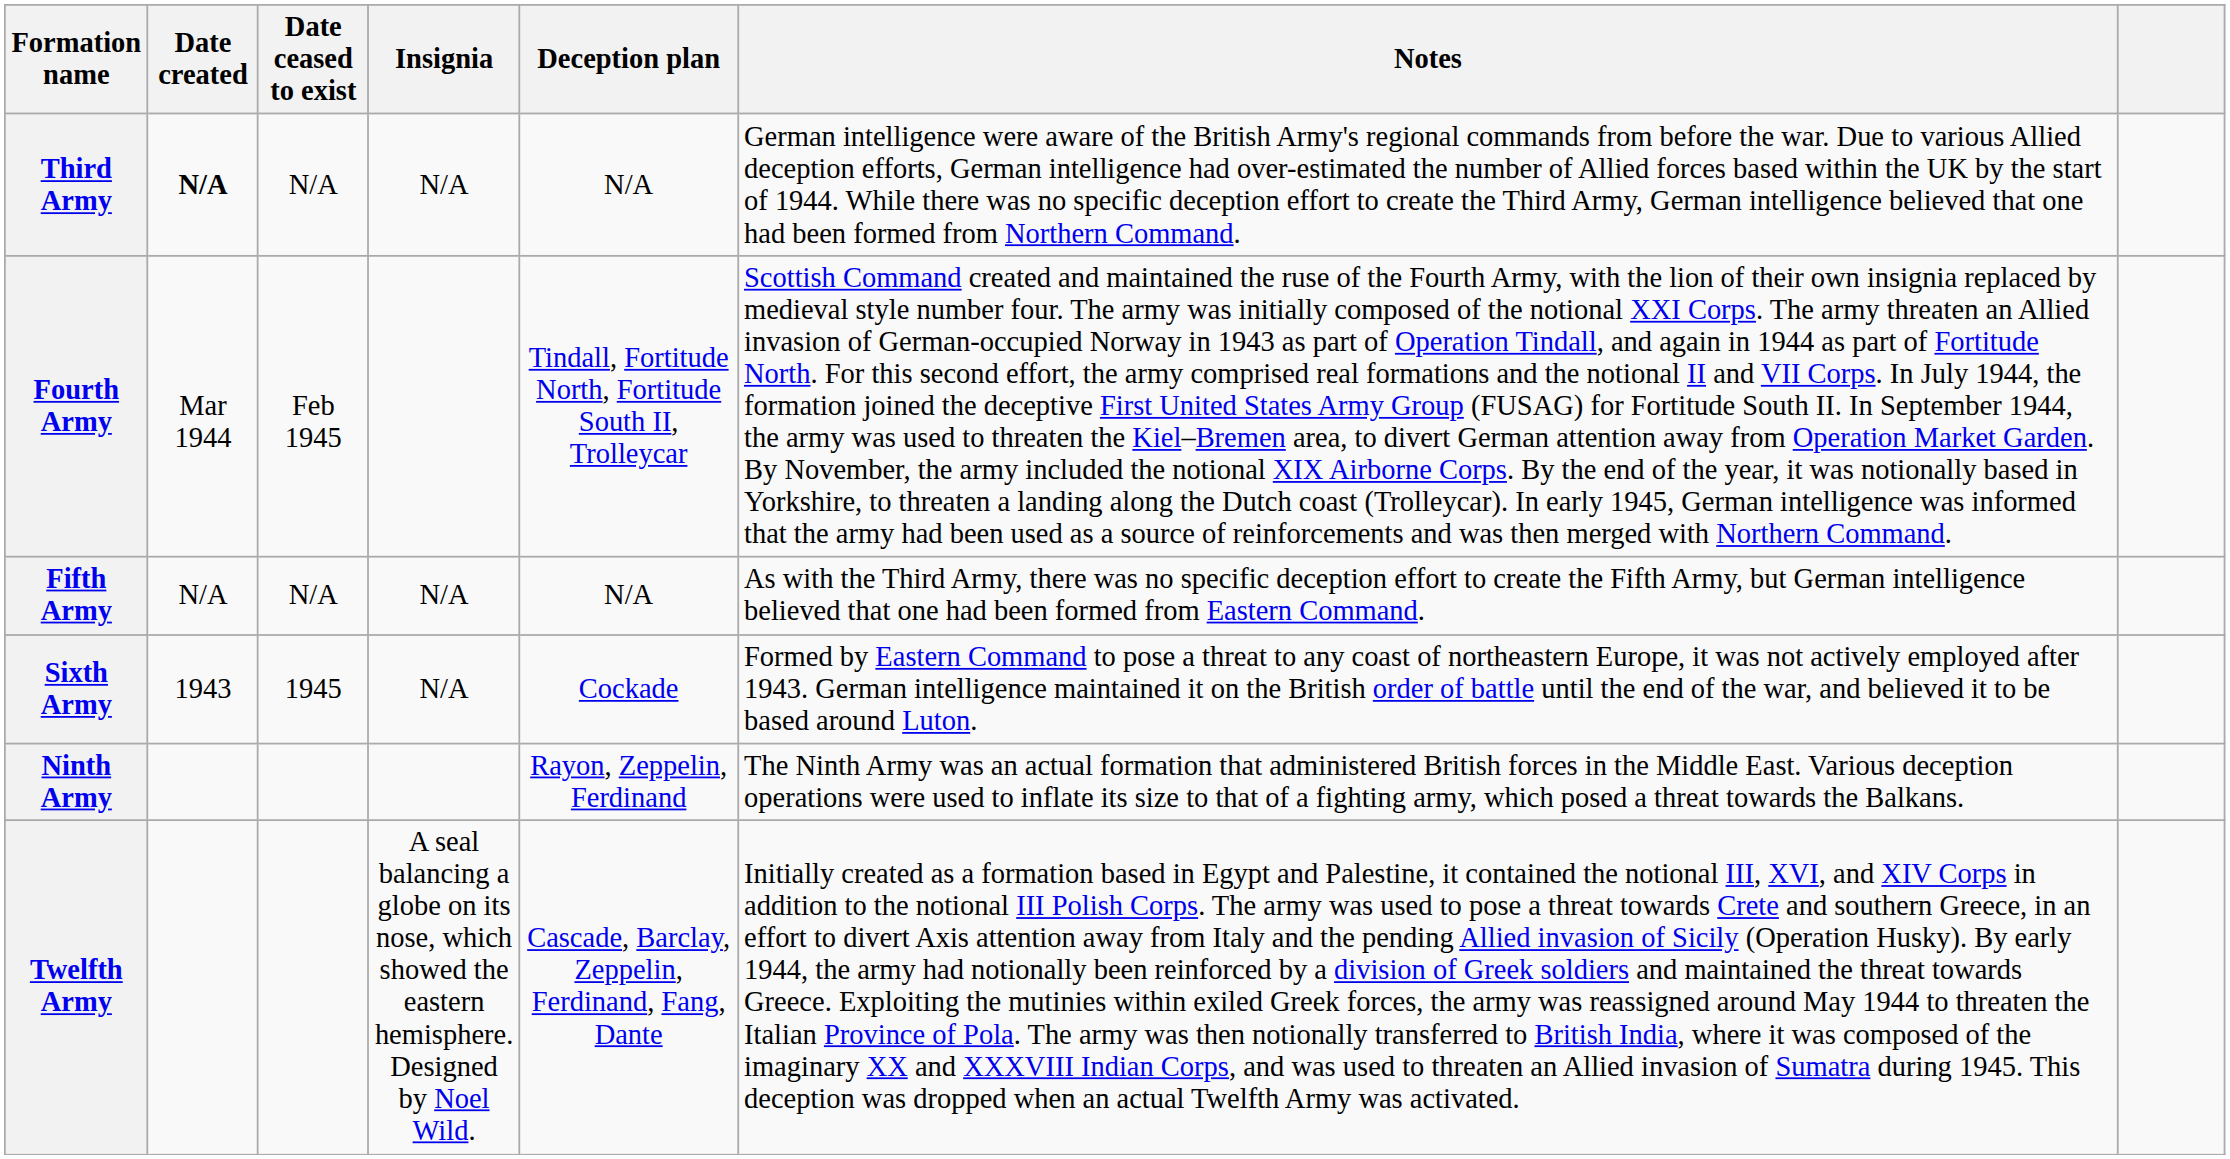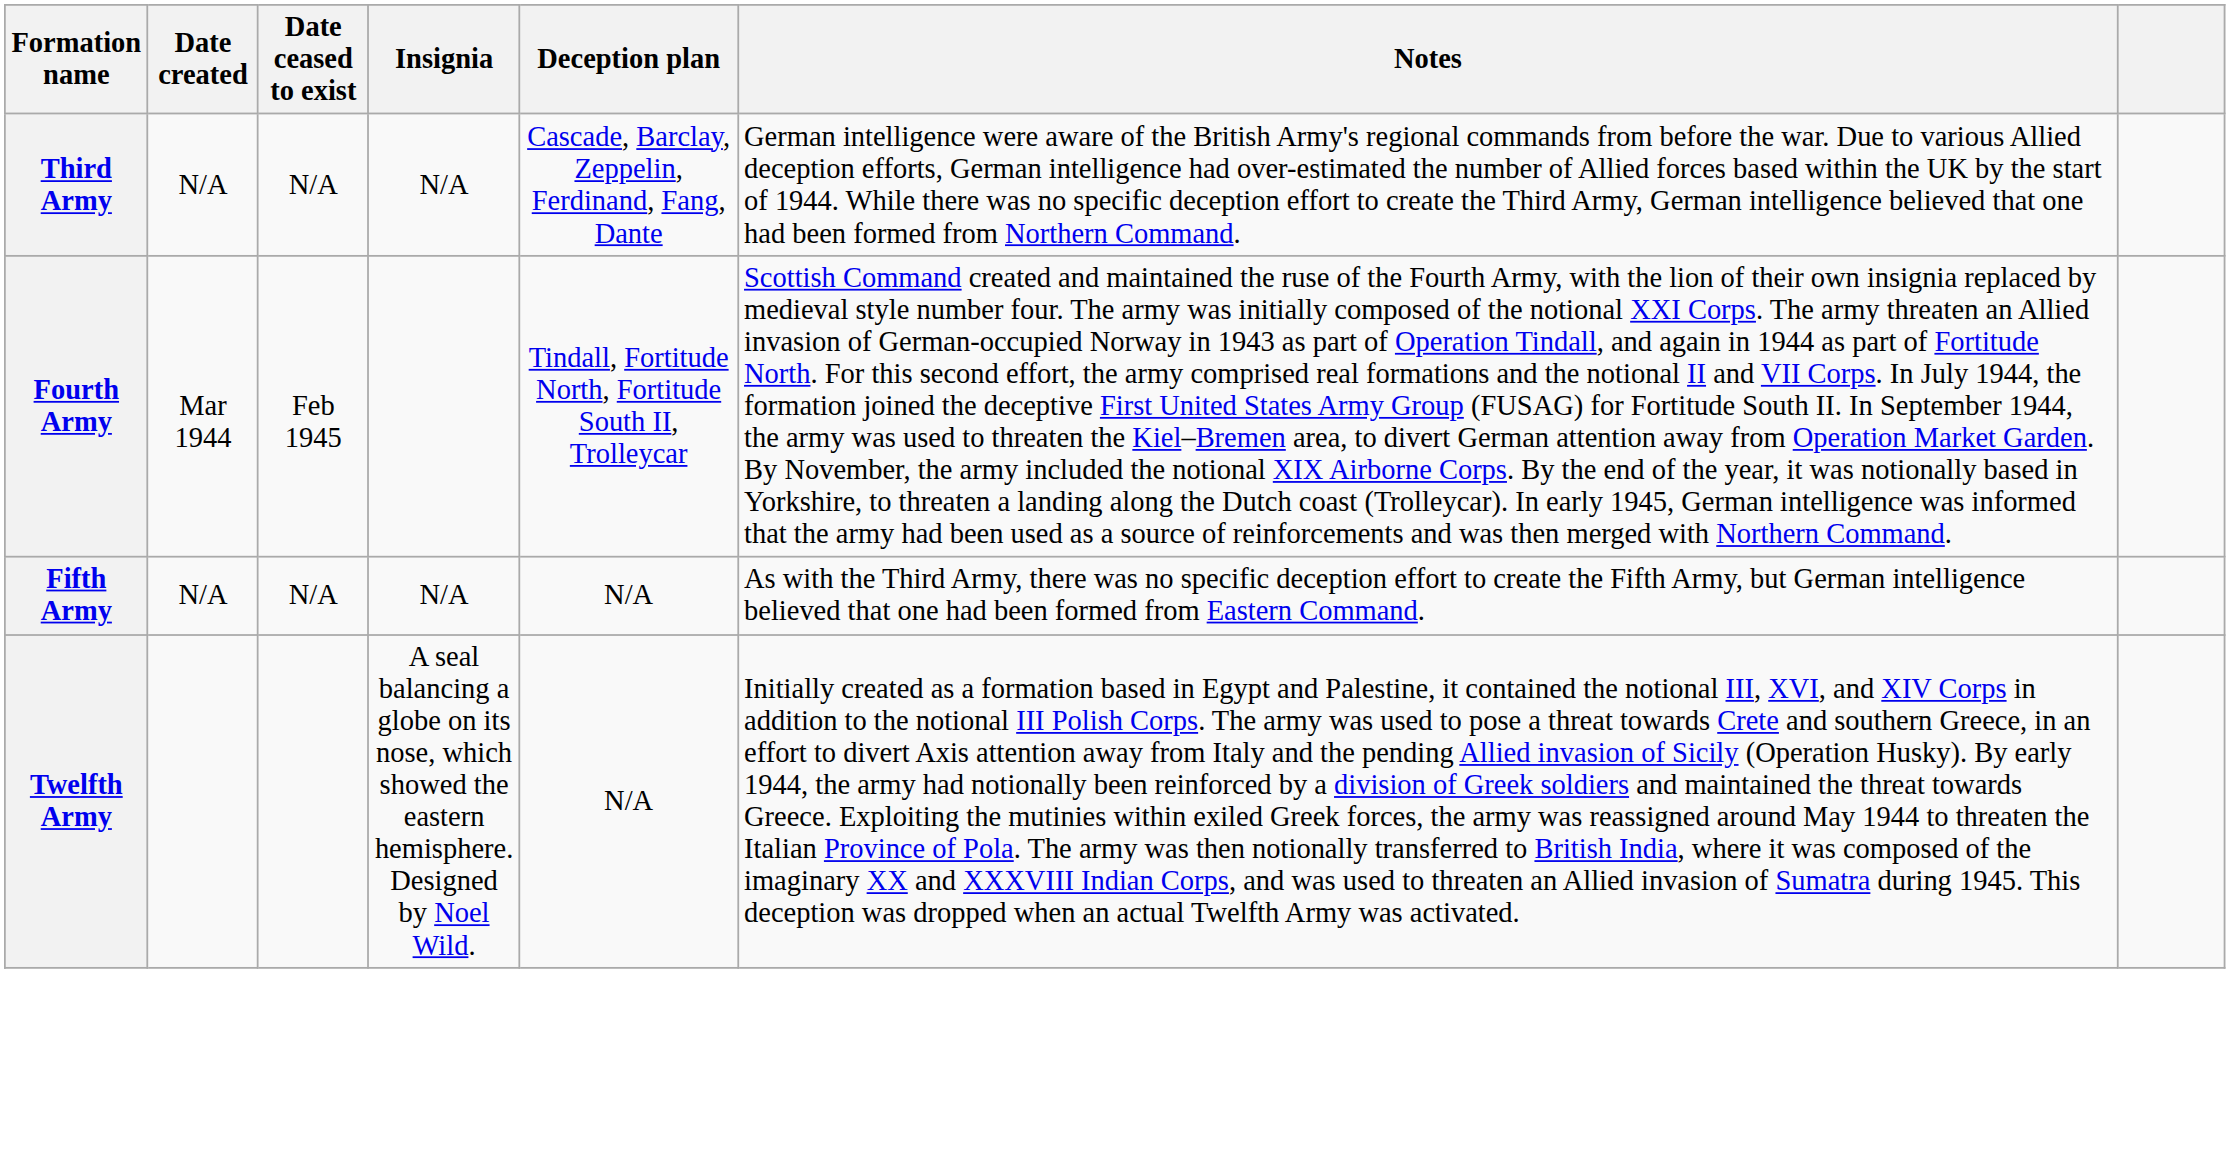(203, 184) bold -> (203, 184) normal
(629, 184) N/A -> (629, 184) Cascade, Barclay, Zeppelin, Ferdinand, Fang, Dante
- row: (76, 688)
- row: (76, 781)
(629, 986) Cascade, Barclay, Zeppelin, Ferdinand, Fang, Dante -> (629, 800) N/A
